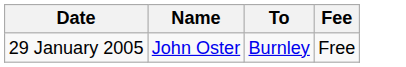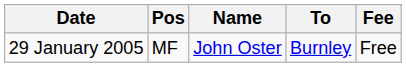+ column: (168, 18)
